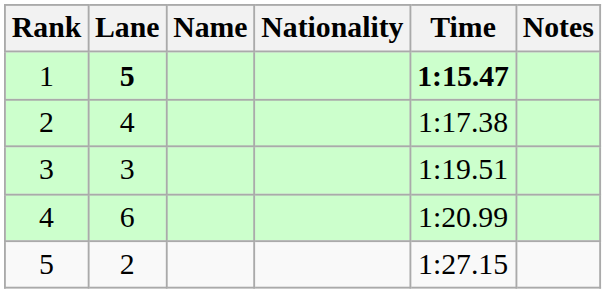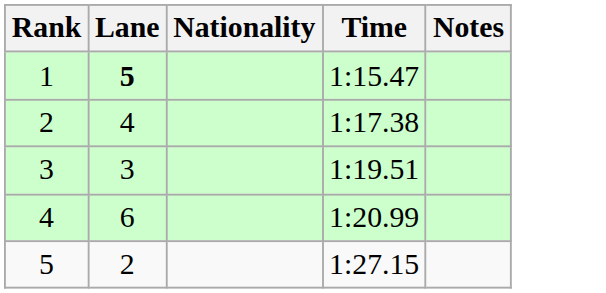- column: (210, 28)
(463, 75) bold -> (374, 75) normal
